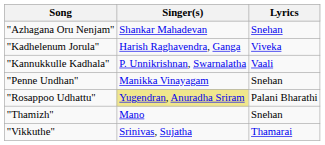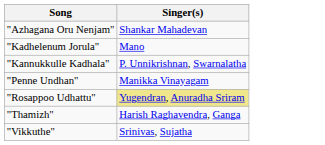- column: (284, 13)
(180, 47) Harish Raghavendra, Ganga -> (132, 47) Mano
(132, 115) Mano -> (180, 115) Harish Raghavendra, Ganga
